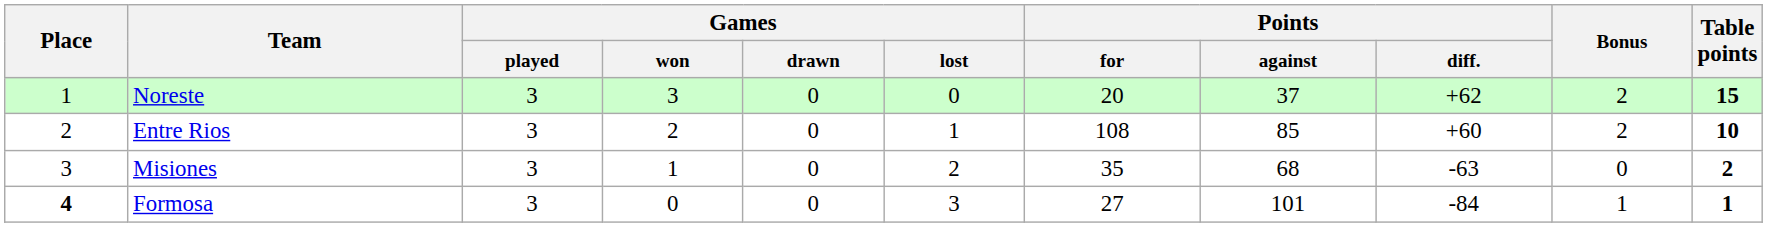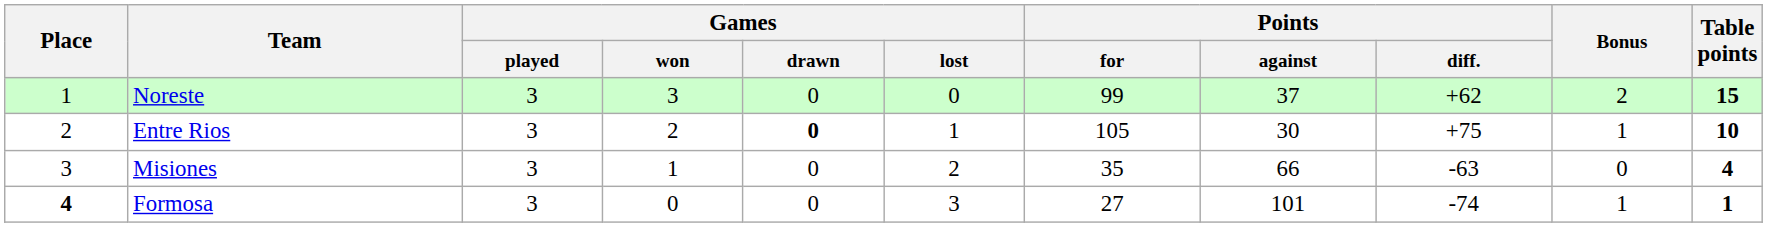(1112, 95) 20 -> (1112, 95) 99
(813, 131) normal -> (813, 131) bold
(1112, 131) 108 -> (1112, 131) 105
(1288, 131) 85 -> (1288, 131) 30
(1464, 131) +60 -> (1464, 131) +75
(1622, 131) 2 -> (1622, 131) 1
(1288, 167) 68 -> (1288, 167) 66
(1727, 167) 2 -> (1727, 167) 4
(1464, 204) -84 -> (1464, 204) -74
